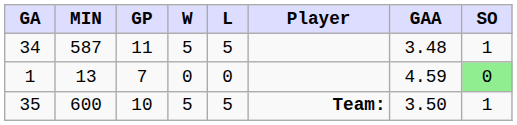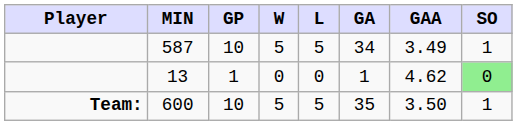columns swapped: (319, 19) <-> (30, 19)
(142, 48) 11 -> (234, 48) 10
(426, 48) 3.48 -> (426, 48) 3.49
(142, 77) 7 -> (234, 77) 1
(426, 77) 4.59 -> (426, 77) 4.62
